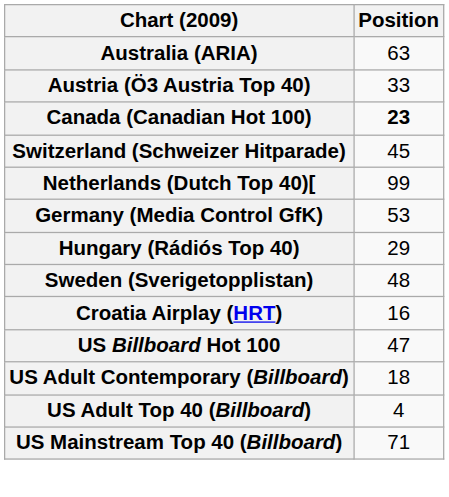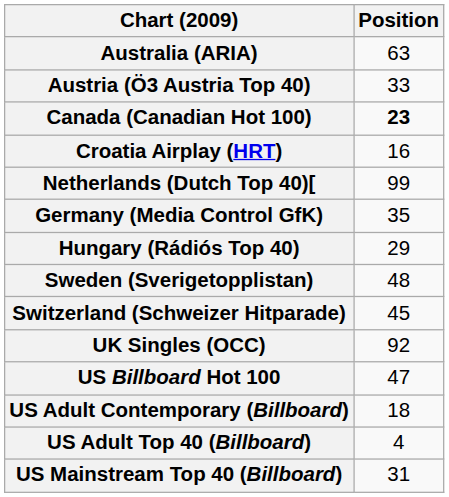rows swapped: (179, 313) <-> (179, 150)
(399, 215) 53 -> (399, 215) 35
+ row: (179, 345)
(399, 442) 71 -> (399, 475) 31
